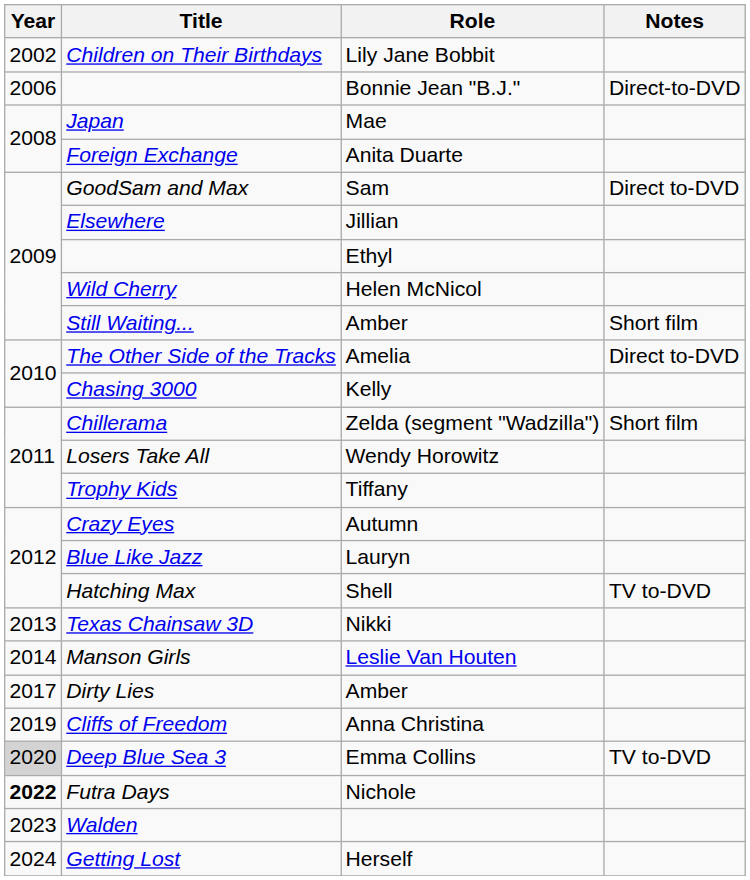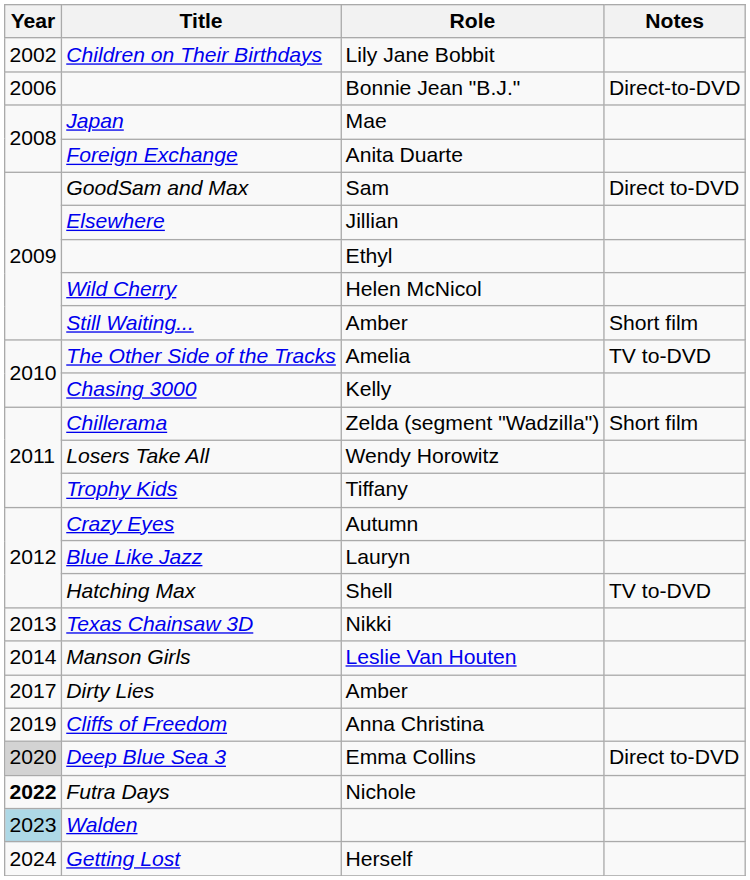(674, 356) Direct to-DVD -> (660, 356) TV to-DVD
(660, 758) TV to-DVD -> (674, 758) Direct to-DVD
(33, 825) no background -> (33, 825) lightblue background
